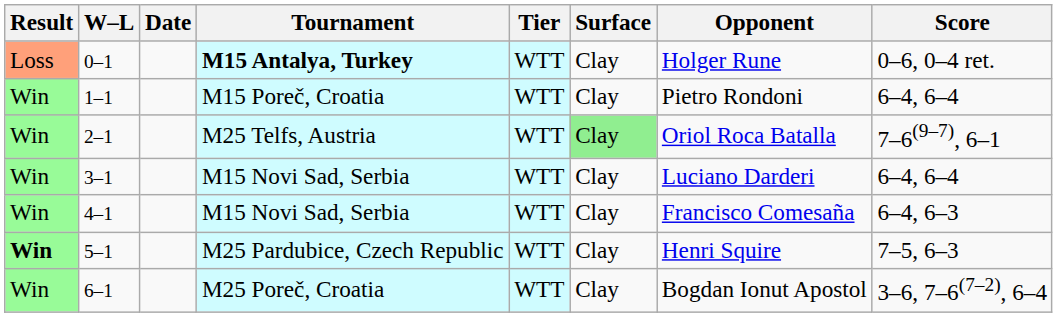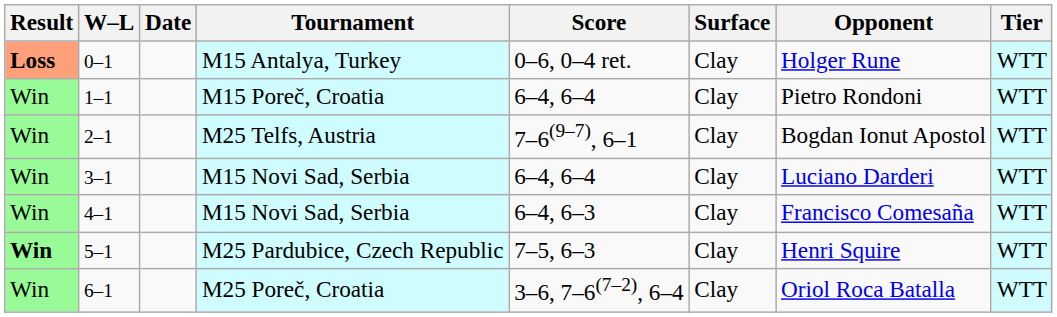columns swapped: (539, 22) <-> (962, 22)
(32, 59) normal -> (33, 59) bold
(307, 59) bold -> (302, 59) normal
(597, 136) lightgreen background -> (716, 136) no background
(749, 136) Oriol Roca Batalla -> (884, 136) Bogdan Ionut Apostol
(764, 289) Bogdan Ionut Apostol -> (868, 289) Oriol Roca Batalla
